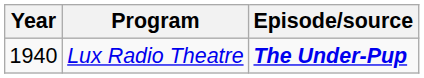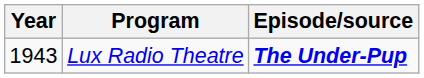(33, 55) 1940 -> (33, 55) 1943
